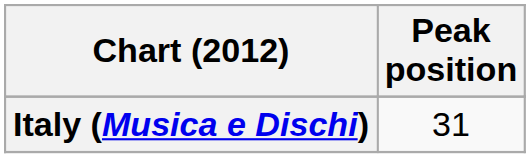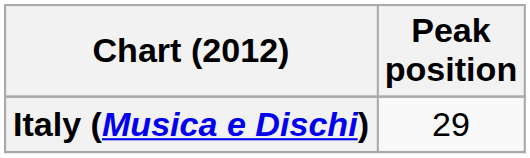(451, 123) 31 -> (451, 123) 29
